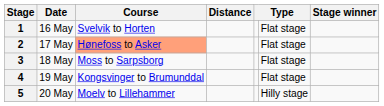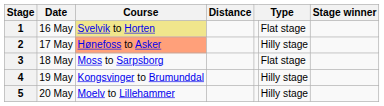(116, 28) no background -> (116, 28) khaki background
(283, 45) Flat stage -> (284, 45) Hilly stage
(283, 77) Flat stage -> (284, 77) Hilly stage
